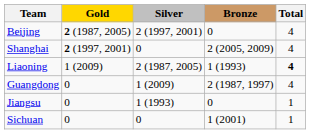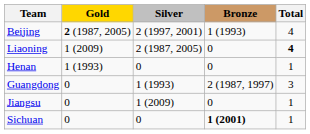(210, 31) 0 -> (226, 31) 1 (1993)
- row: (28, 48)
(226, 66) 1 (1993) -> (210, 48) 0
+ row: (22, 66)
(155, 84) 1 (2009) -> (155, 84) 1 (1993)
(291, 84) 4 -> (291, 84) 3
(155, 102) 1 (1993) -> (155, 102) 1 (2009)
(226, 119) normal -> (226, 119) bold
